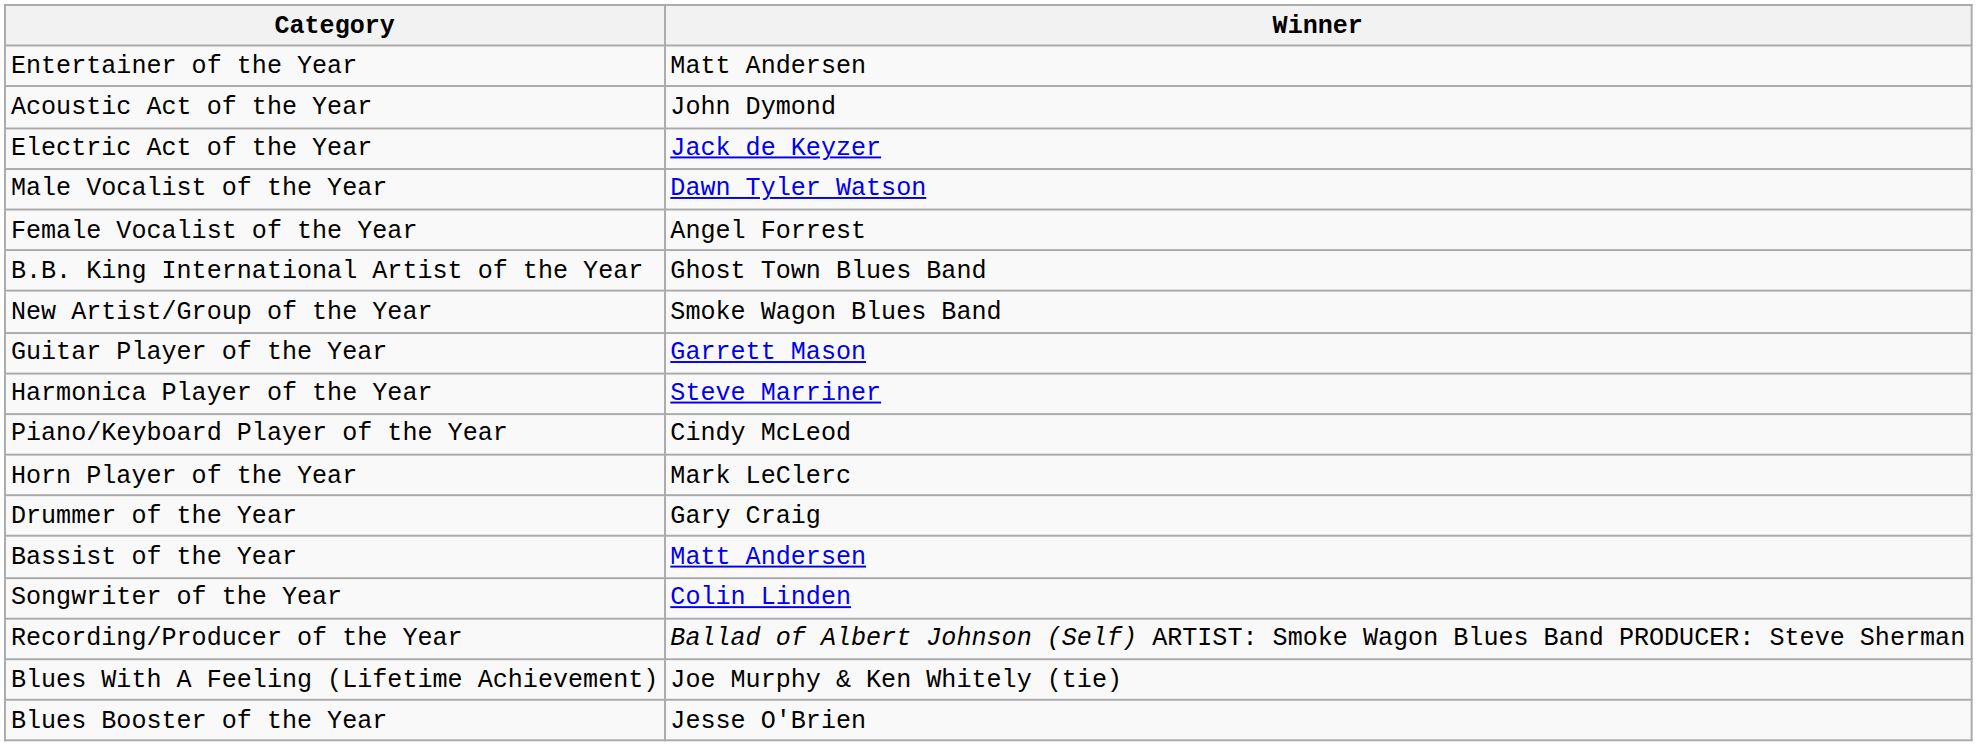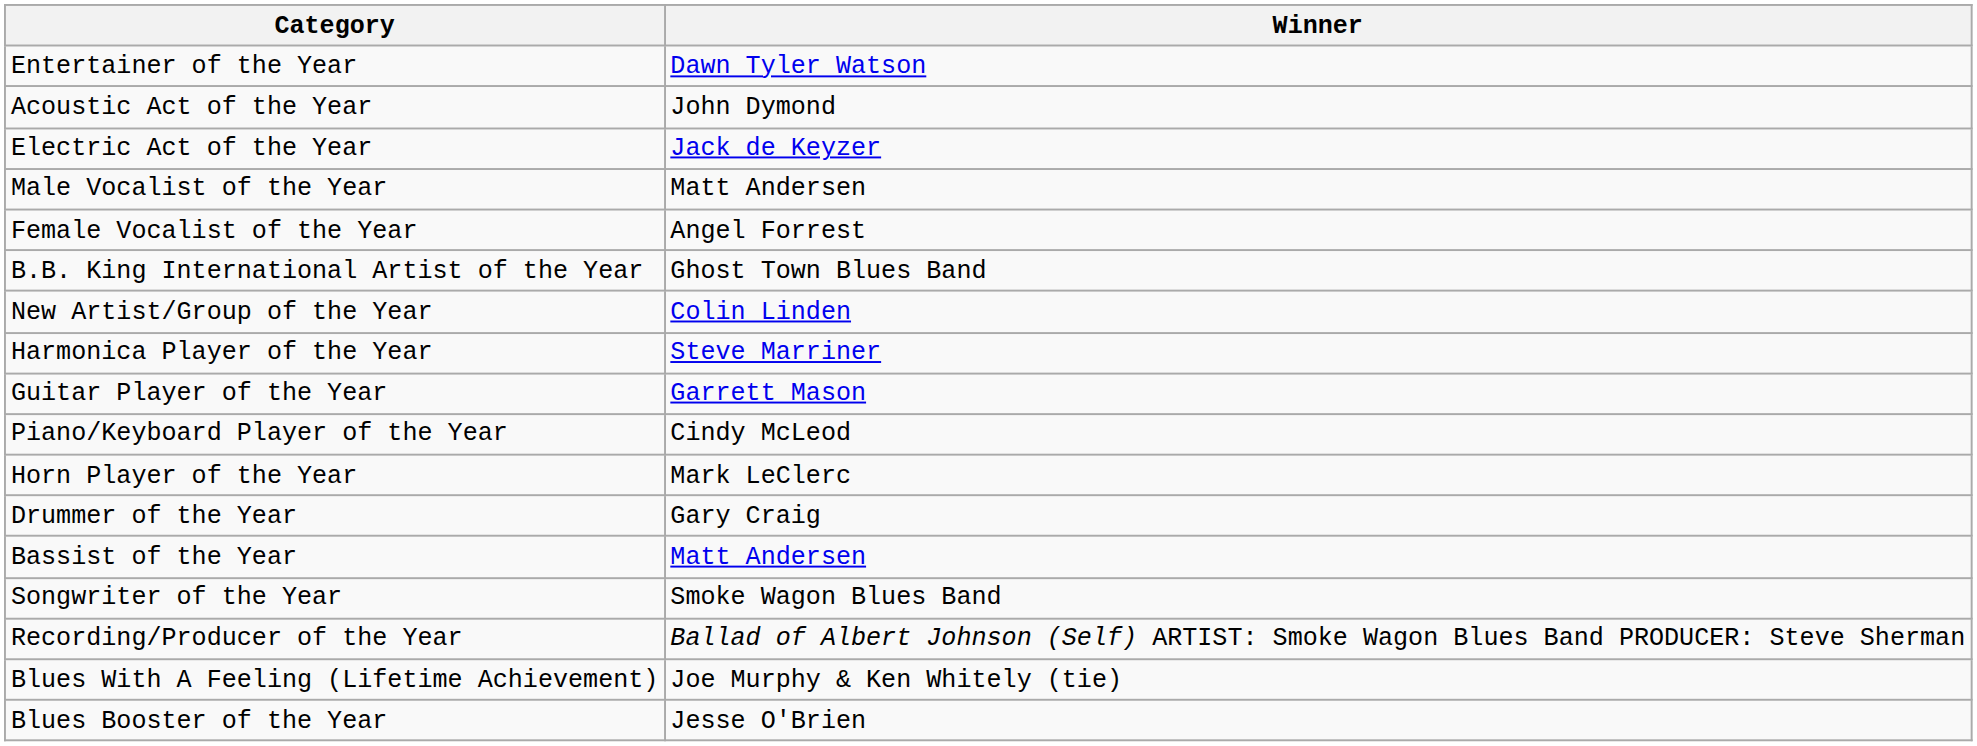(768, 66) Matt Andersen -> (798, 66) Dawn Tyler Watson
(798, 189) Dawn Tyler Watson -> (768, 189) Matt Andersen
(836, 312) Smoke Wagon Blues Band -> (761, 312) Colin Linden
rows swapped: (199, 353) <-> (222, 393)
(761, 598) Colin Linden -> (836, 598) Smoke Wagon Blues Band
